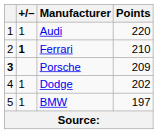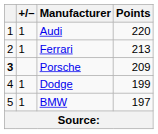(22, 49) bold -> (22, 49) normal
(141, 49) 210 -> (141, 49) 213
(141, 85) 202 -> (141, 85) 199
